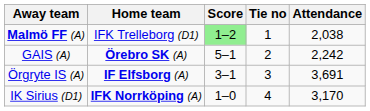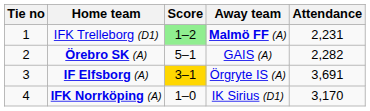columns swapped: (268, 14) <-> (46, 14)
(327, 34) 2,038 -> (327, 34) 2,231
(327, 55) 2,242 -> (327, 55) 2,282
(225, 75) no background -> (185, 75) gold background
